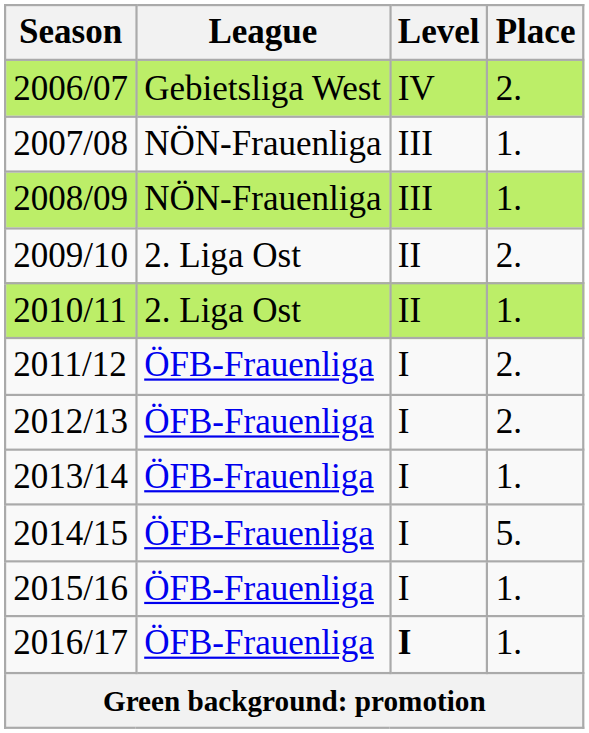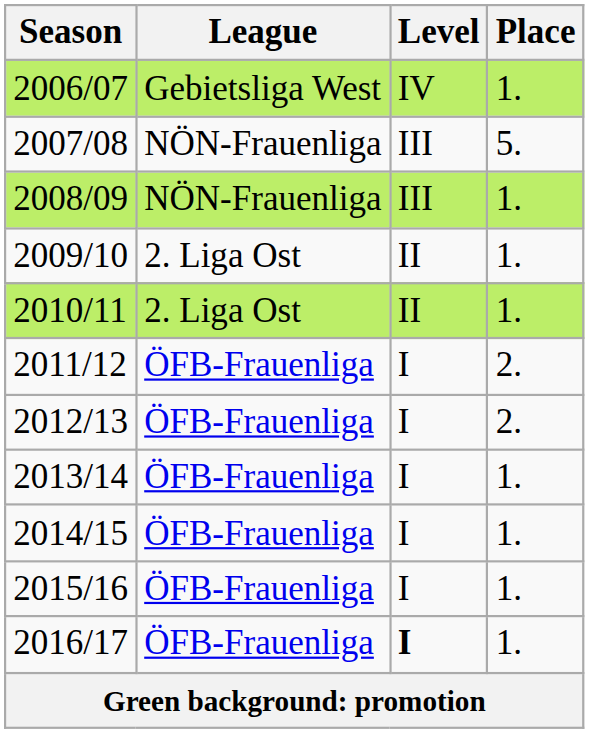(509, 87) 2. -> (509, 87) 1.
(509, 143) 1. -> (509, 143) 5.
(509, 254) 2. -> (509, 254) 1.
(509, 532) 5. -> (509, 532) 1.
